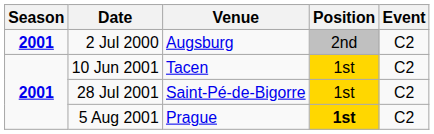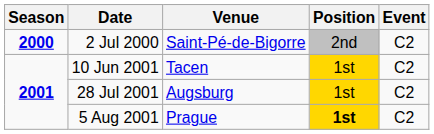(36, 42) 2001 -> (36, 42) 2000
(200, 42) Augsburg -> (236, 42) Saint-Pé-de-Bigorre
(236, 92) Saint-Pé-de-Bigorre -> (200, 92) Augsburg
